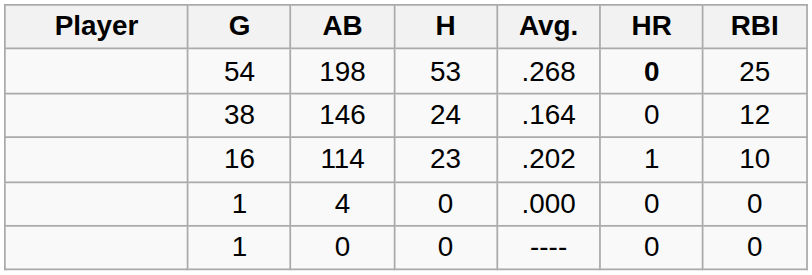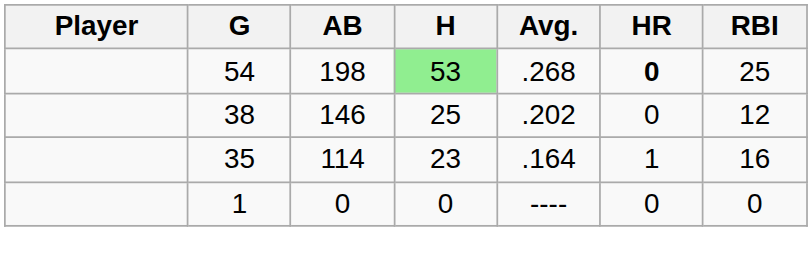(446, 70) no background -> (446, 70) lightgreen background
(446, 114) 24 -> (446, 114) 25
(549, 114) .164 -> (549, 114) .202
(240, 159) 16 -> (240, 159) 35
(549, 159) .202 -> (549, 159) .164
(755, 159) 10 -> (755, 159) 16
- row: (343, 203)
